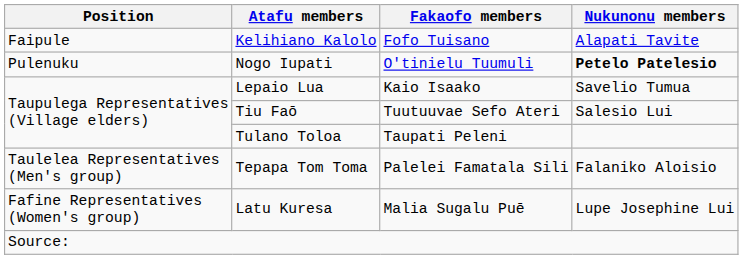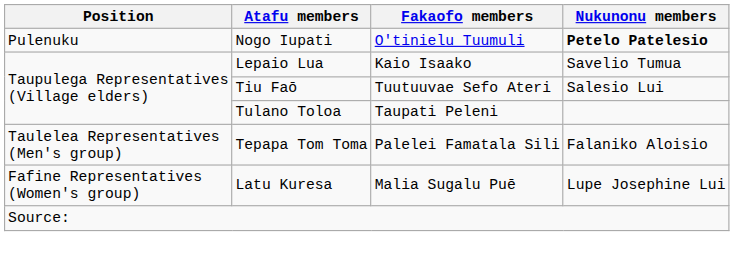- row: (306, 40)
